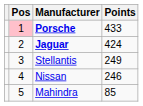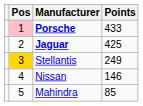(113, 44) 424 -> (113, 44) 425
(21, 60) no background -> (21, 60) gold background
(113, 76) 246 -> (113, 76) 146
